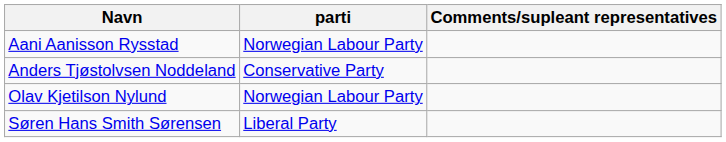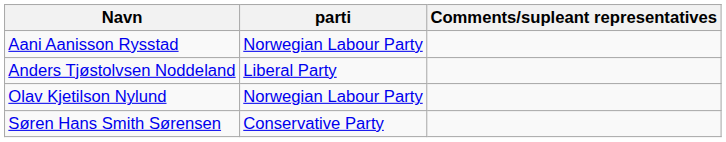(314, 70) Conservative Party -> (290, 70) Liberal Party
(290, 123) Liberal Party -> (314, 123) Conservative Party
